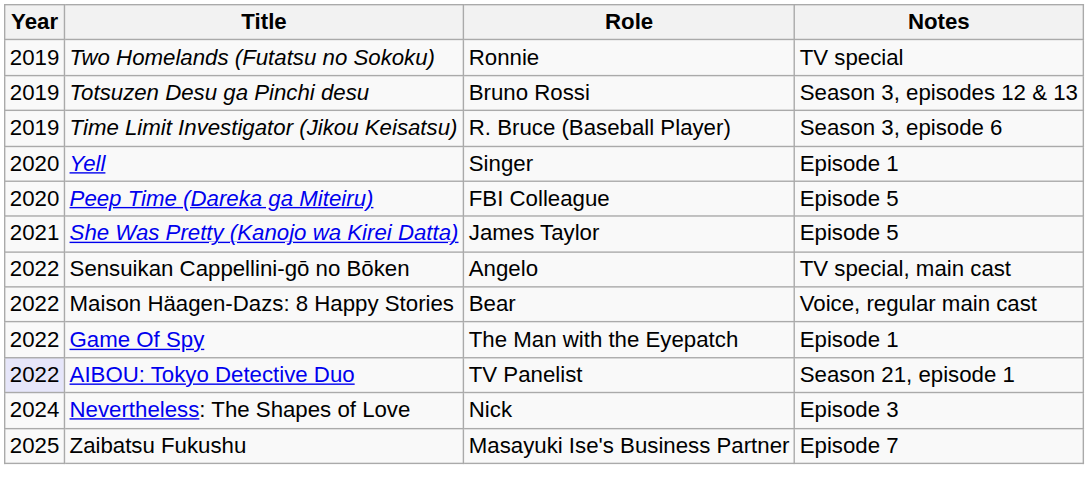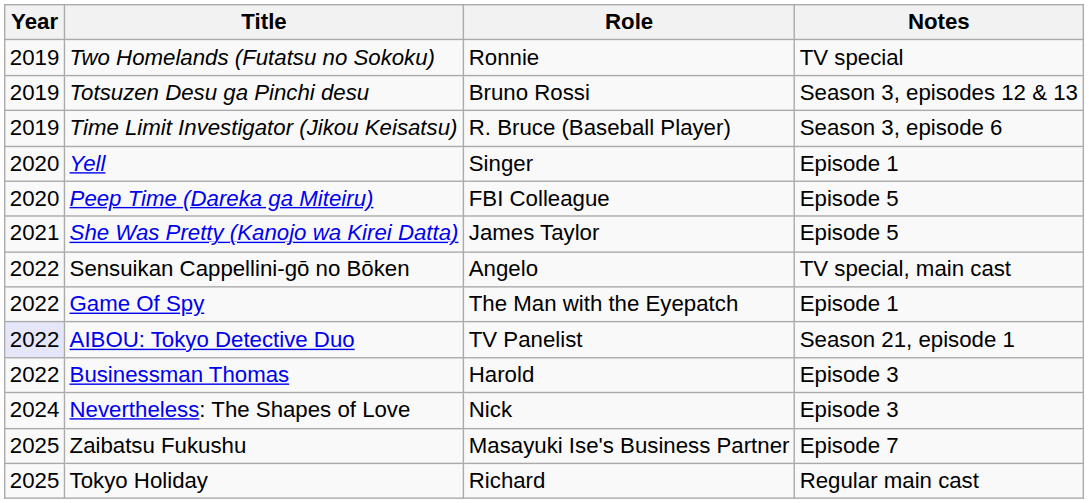- row: (262, 304)
+ row: (179, 374)
+ row: (139, 480)
